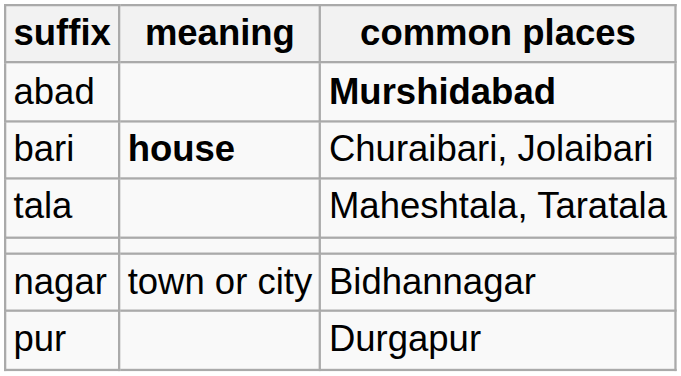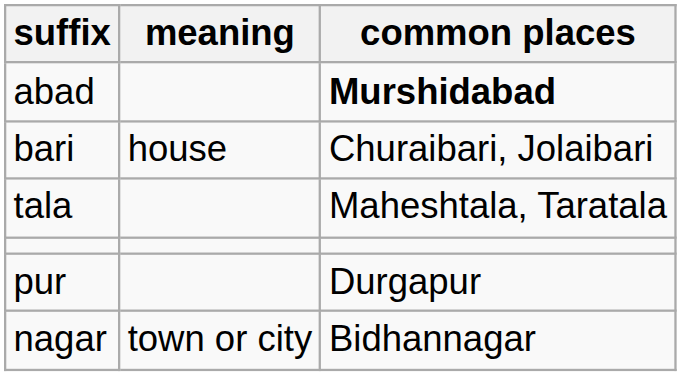(181, 149) bold -> (177, 149) normal
rows swapped: (40, 339) <-> (60, 281)
